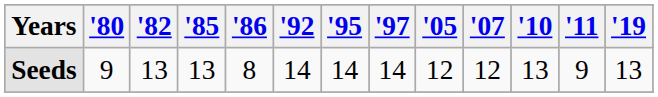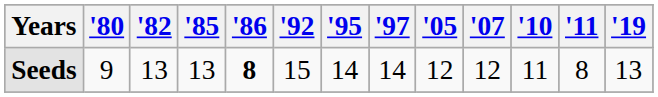(249, 69) normal -> (249, 69) bold
(297, 69) 14 -> (297, 69) 15
(535, 69) 13 -> (535, 69) 11
(582, 69) 9 -> (582, 69) 8
